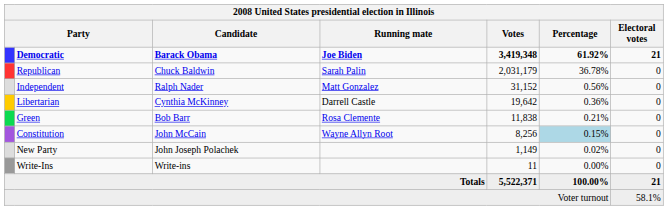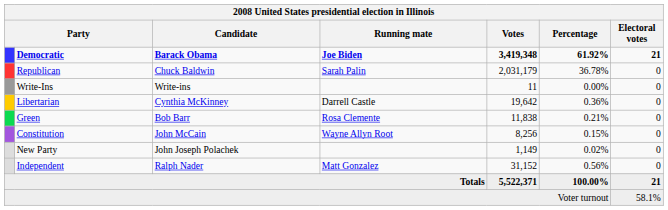rows swapped: (40, 87) <-> (35, 166)
(596, 134) lightblue background -> (596, 134) no background
